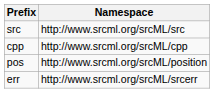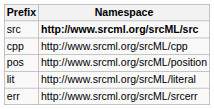(113, 29) normal -> (120, 29) bold
+ row: (11, 79)
